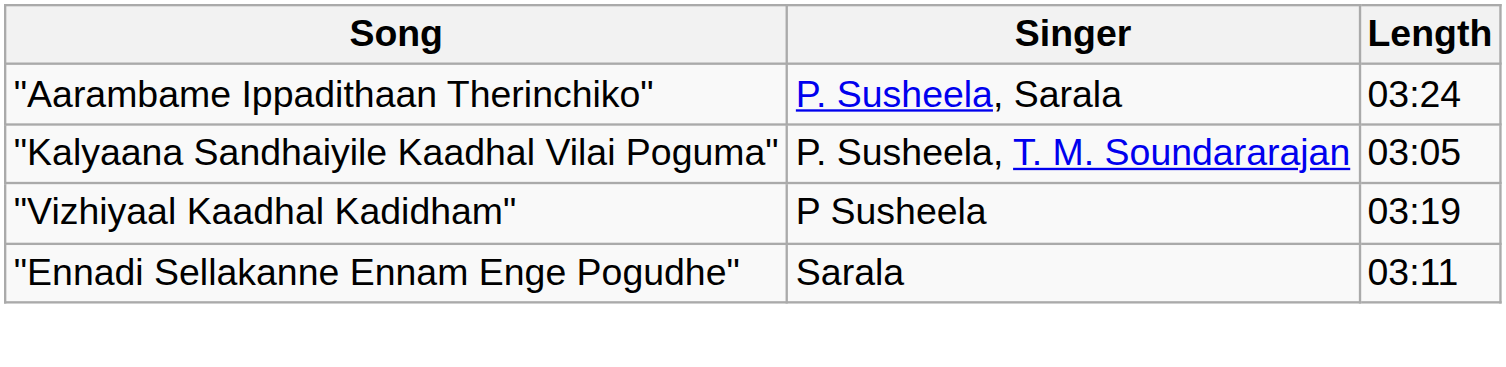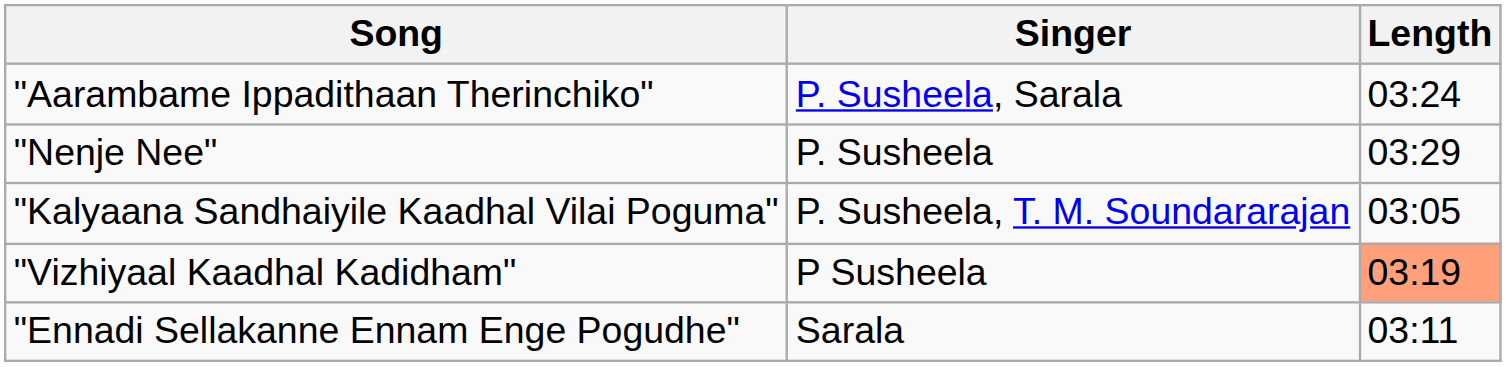+ row: (116, 152)
(1414, 212) no background -> (1414, 271) lightsalmon background
